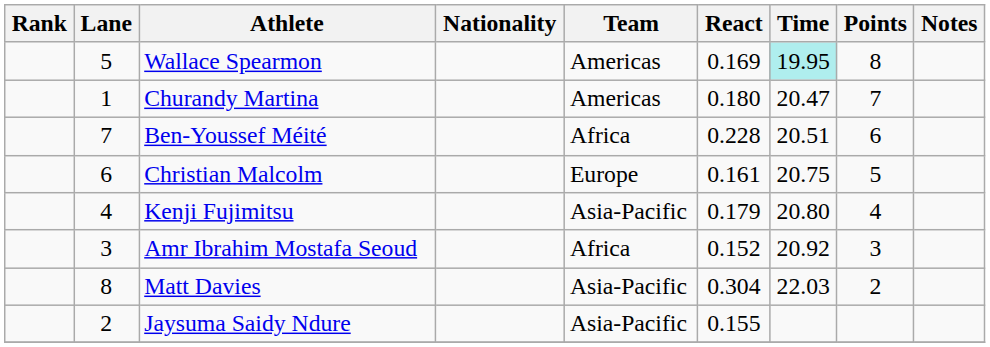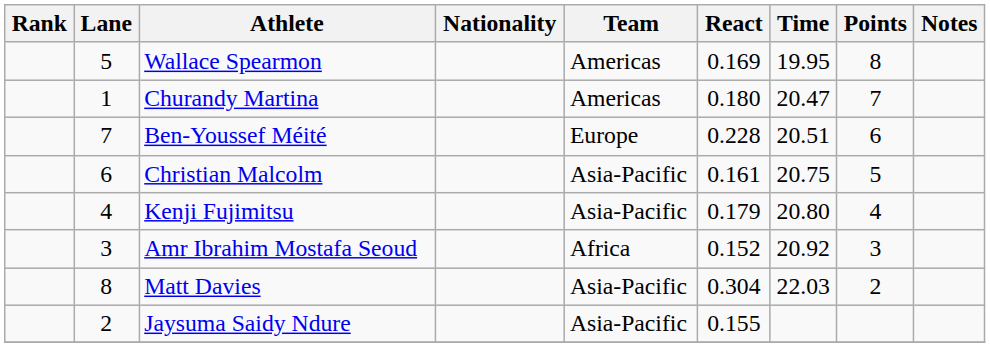(803, 60) paleturquoise background -> (803, 60) no background
(600, 135) Africa -> (604, 135) Europe
(604, 173) Europe -> (628, 173) Asia-Pacific
